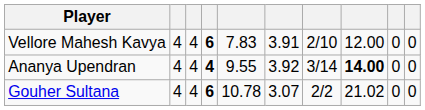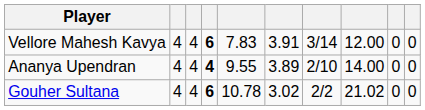(322, 42) 2/10 -> (322, 42) 3/14
(284, 67) 3.92 -> (284, 67) 3.89
(322, 67) 3/14 -> (322, 67) 2/10
(364, 67) bold -> (364, 67) normal
(284, 92) 3.07 -> (284, 92) 3.02
